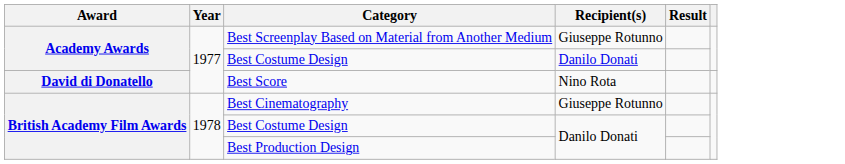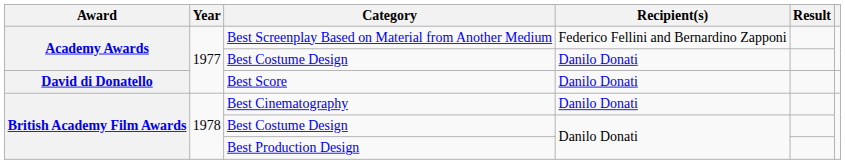(611, 37) Giuseppe Rotunno -> (673, 37) Federico Fellini and Bernardino Zapponi
(587, 81) Nino Rota -> (598, 81) Danilo Donati
(611, 103) Giuseppe Rotunno -> (598, 103) Danilo Donati
